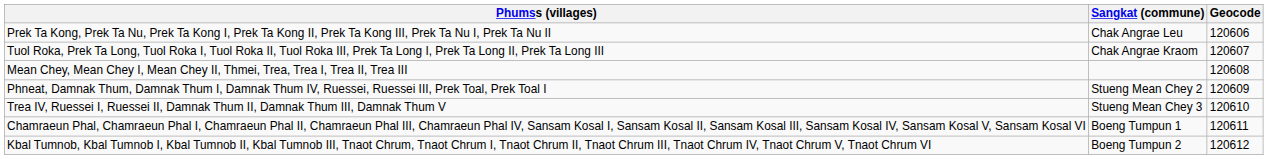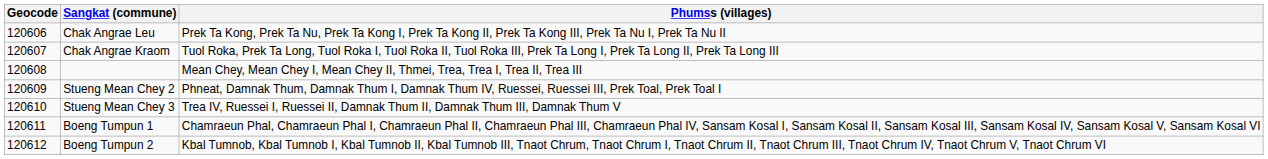columns swapped: (1235, 13) <-> (546, 13)
